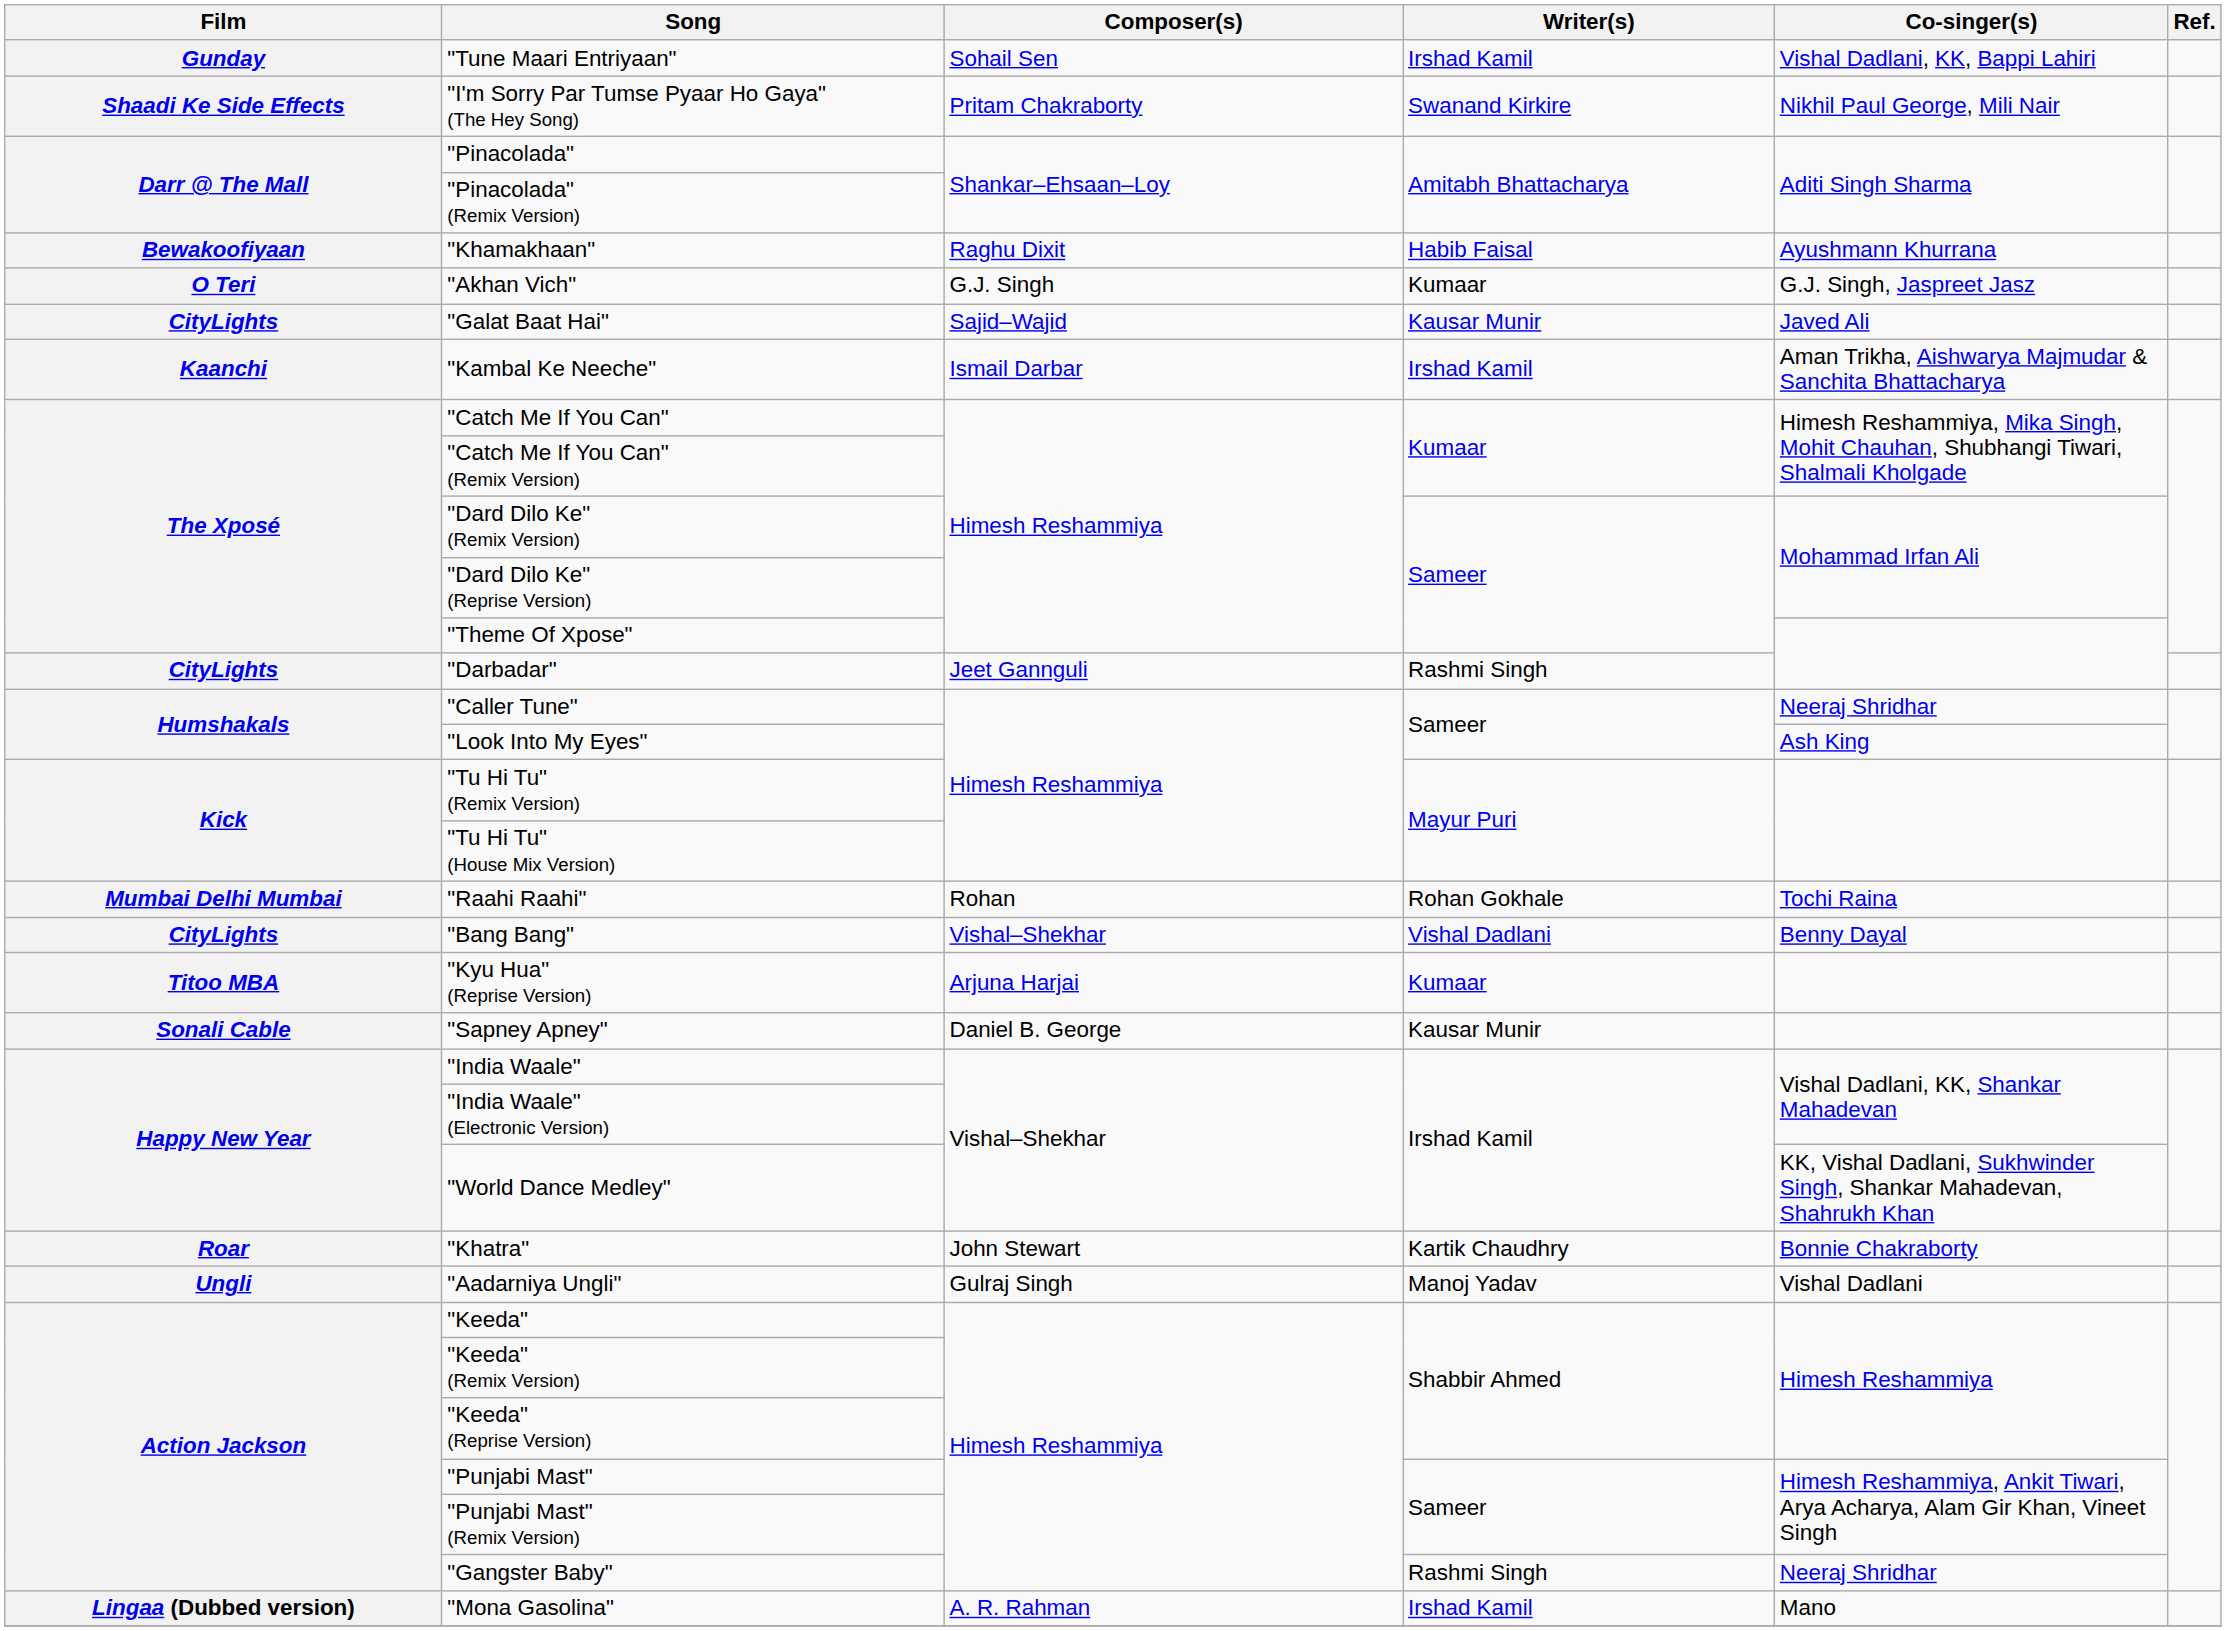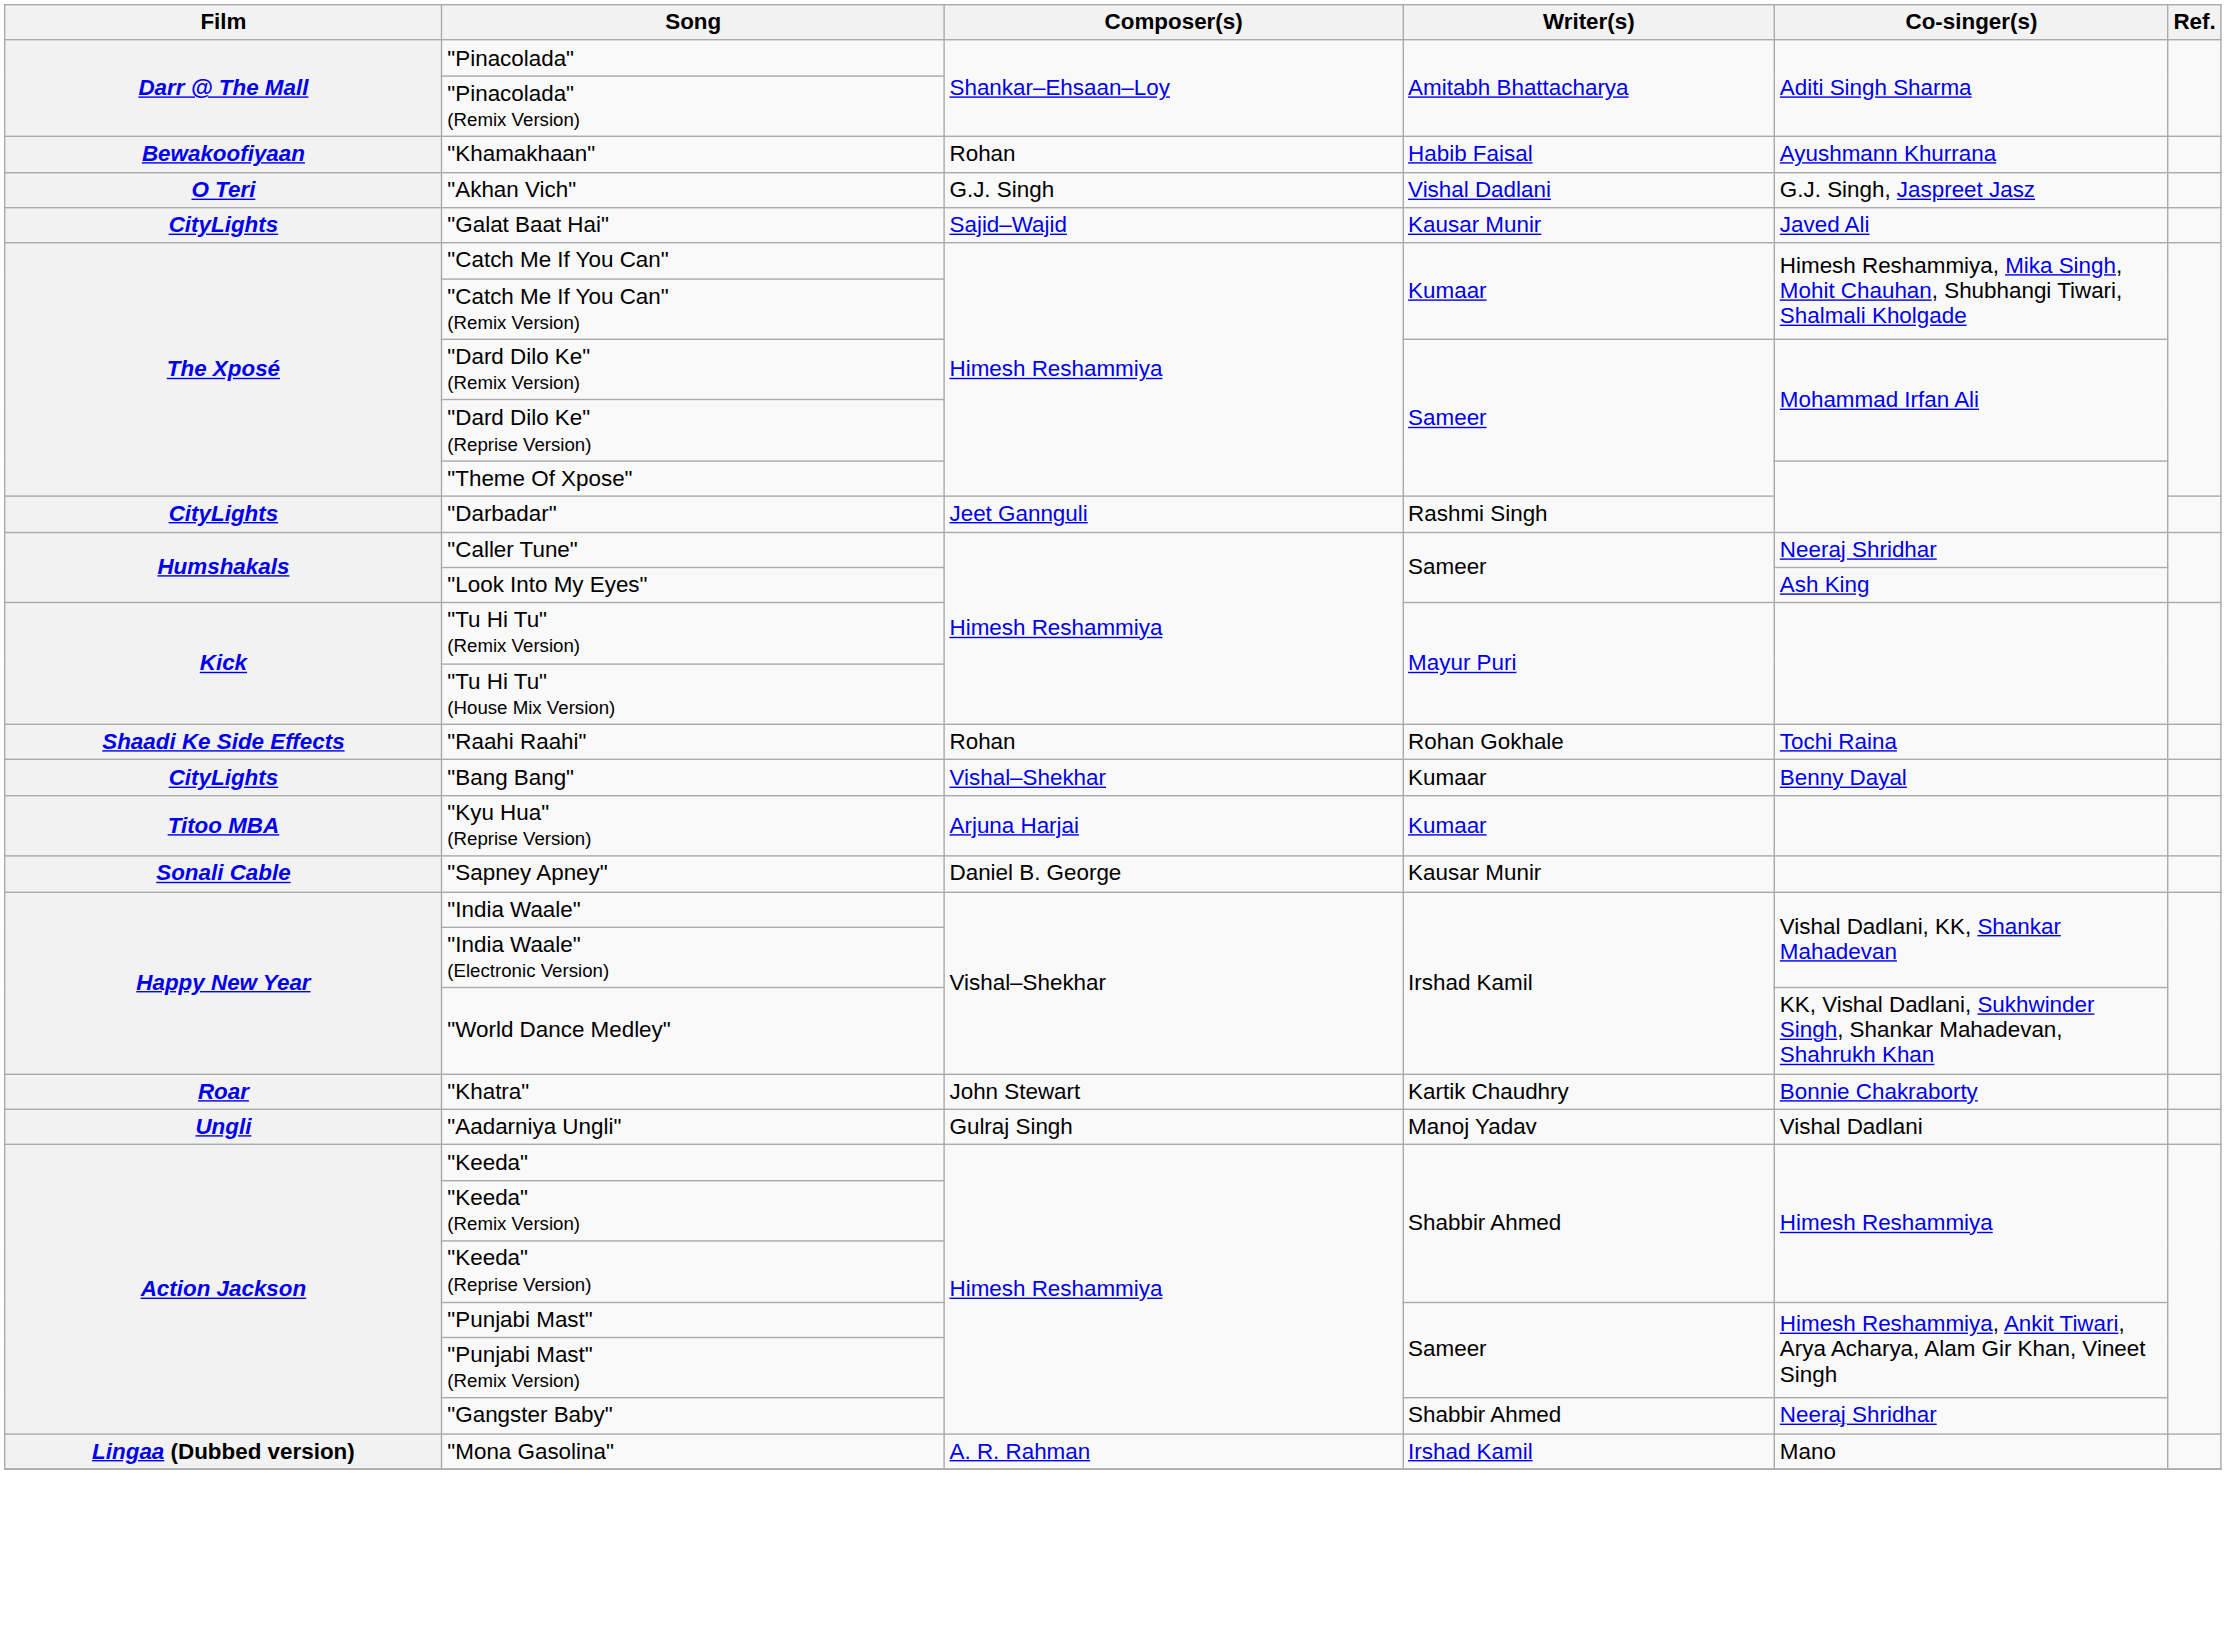- row: (562, 57)
- row: (637, 105)
(1007, 250) Raghu Dixit -> (983, 154) Rohan
(1447, 285) Kumaar -> (1480, 189) Vishal Dadlani
- row: (552, 369)
(223, 898) Mumbai Delhi Mumbai -> (223, 741) Shaadi Ke Side Effects
(1480, 934) Vishal Dadlani -> (1447, 777) Kumaar
(1478, 1572) Rashmi Singh -> (1485, 1415) Shabbir Ahmed
